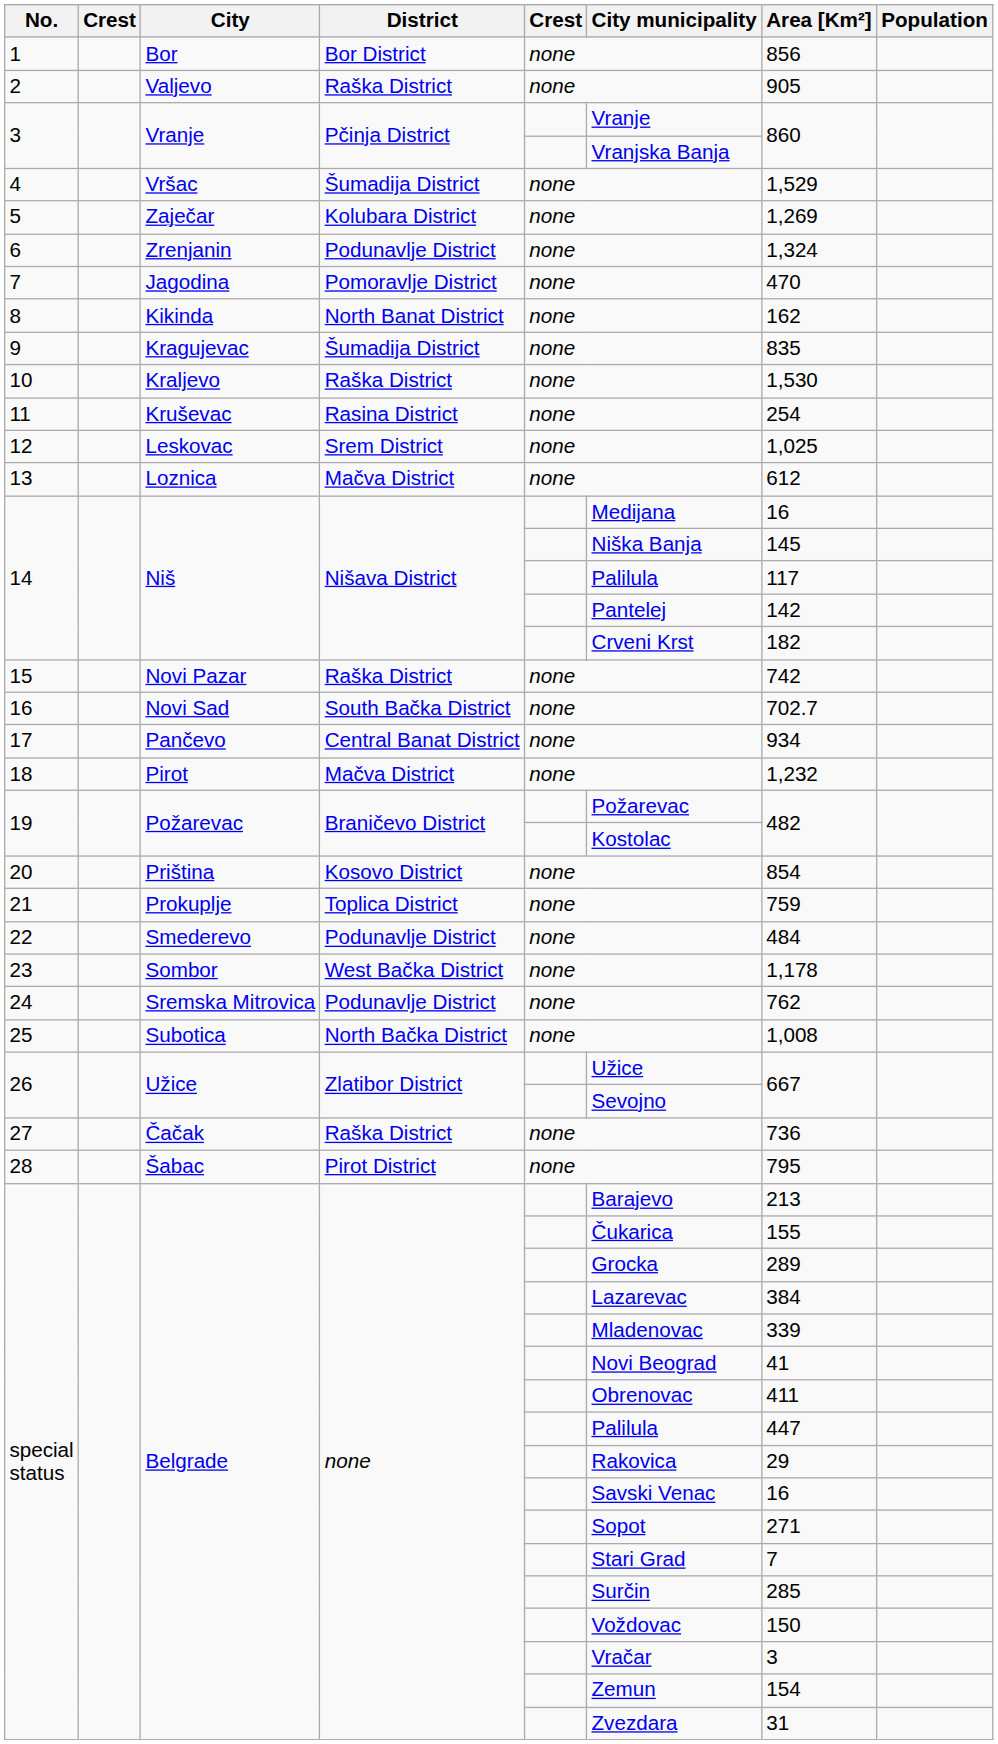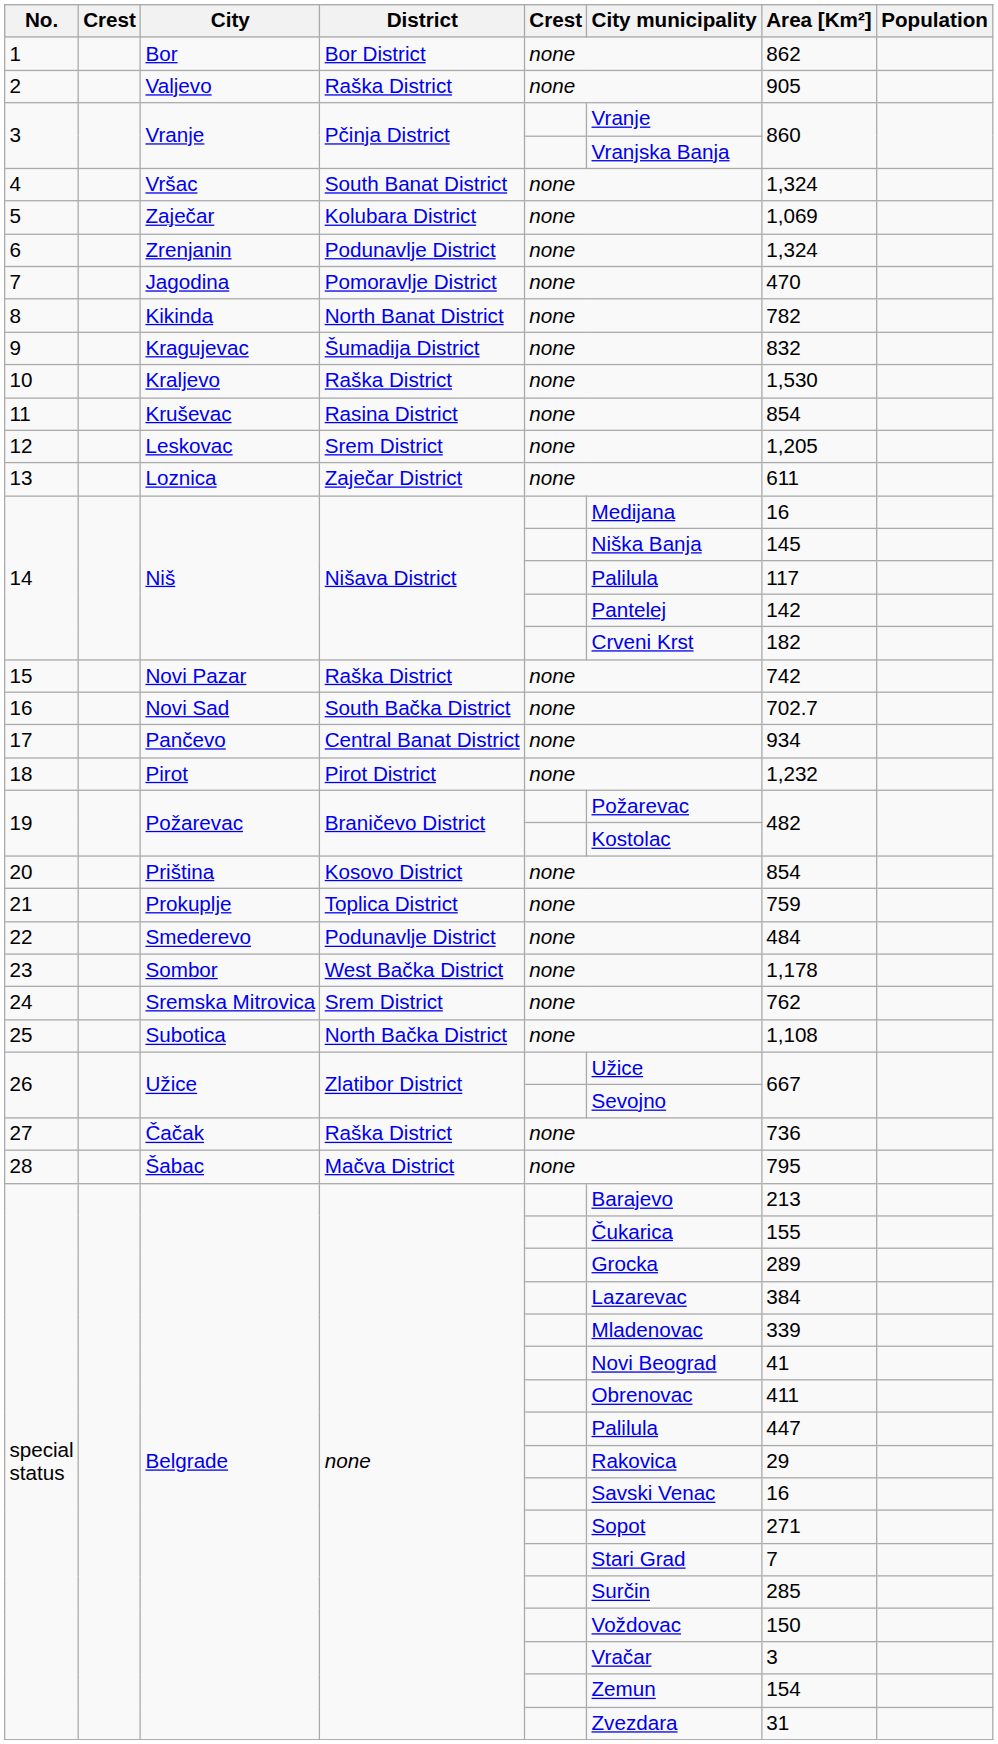(783, 53) 856 -> (783, 53) 862
(402, 184) Šumadija District -> (416, 184) South Banat District
(792, 184) 1,529 -> (792, 184) 1,324
(792, 217) 1,269 -> (792, 217) 1,069
(783, 315) 162 -> (783, 315) 782
(783, 348) 835 -> (783, 348) 832
(783, 413) 254 -> (783, 413) 854
(792, 446) 1,025 -> (792, 446) 1,205
(389, 479) Mačva District -> (394, 479) Zaječar District
(783, 479) 612 -> (783, 479) 611
(389, 773) Mačva District -> (380, 773) Pirot District
(410, 1002) Podunavlje District -> (384, 1002) Srem District
(792, 1035) 1,008 -> (792, 1035) 1,108
(380, 1166) Pirot District -> (389, 1166) Mačva District
